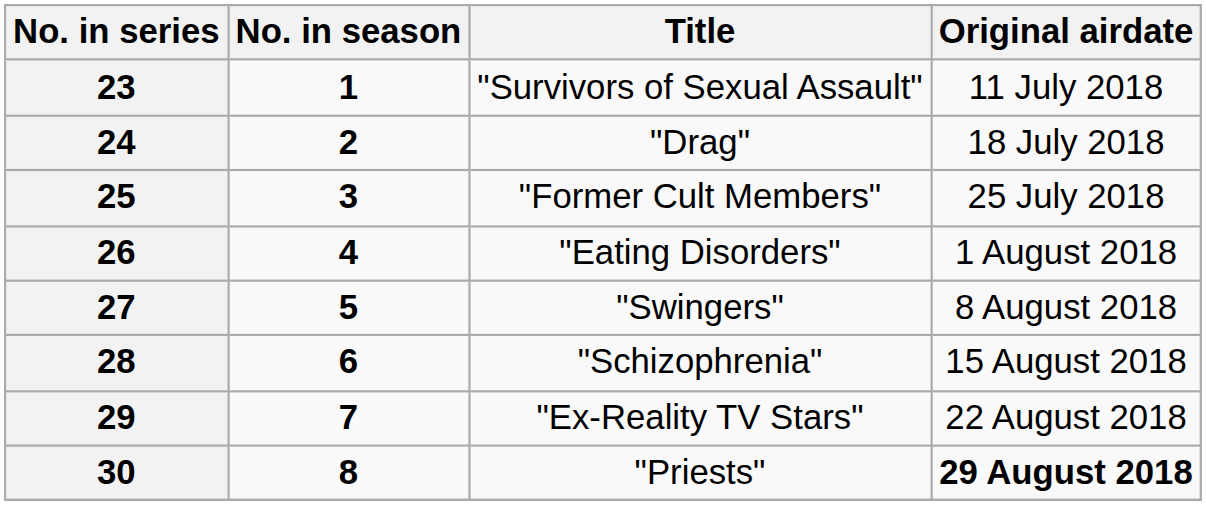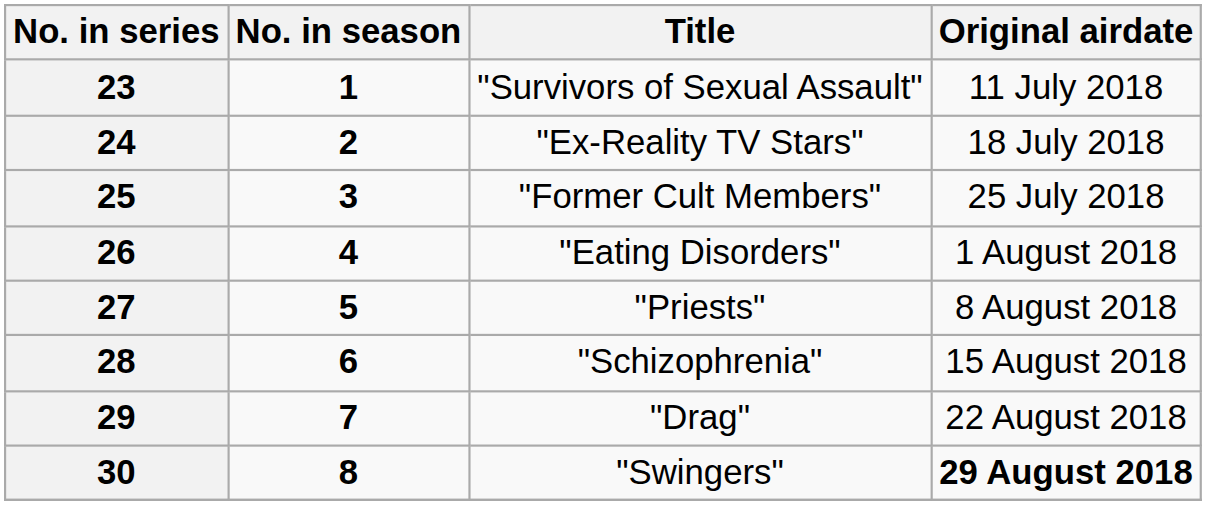(700, 142) "Drag" -> (700, 142) "Ex-Reality TV Stars"
(700, 307) "Swingers" -> (700, 307) "Priests"
(700, 417) "Ex-Reality TV Stars" -> (700, 417) "Drag"
(700, 472) "Priests" -> (700, 472) "Swingers"
